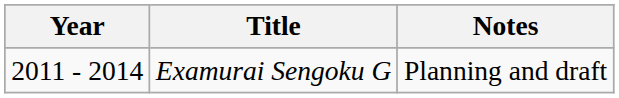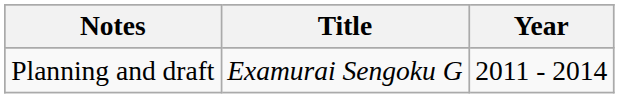columns swapped: (77, 26) <-> (506, 26)
